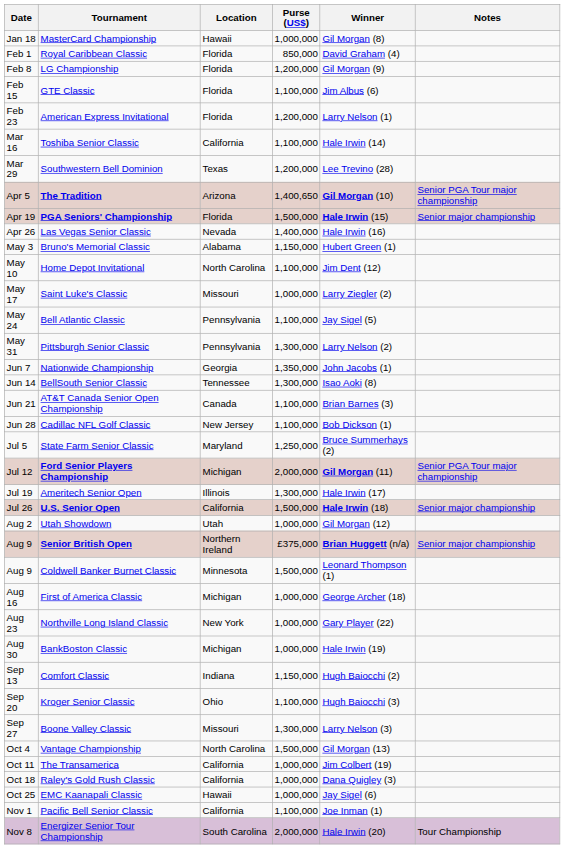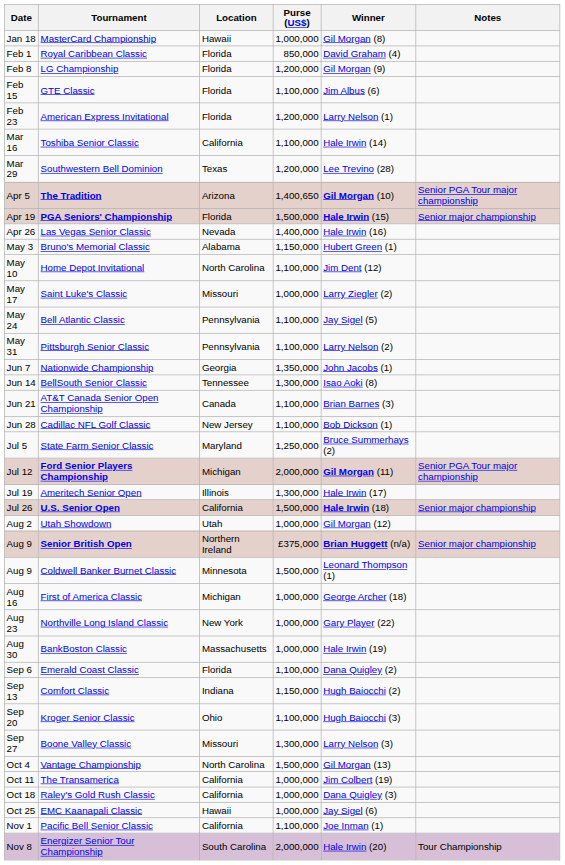(296, 347) 1,300,000 -> (297, 347) 1,100,000
(222, 649) Michigan -> (234, 649) Massachusetts
+ row: (90, 670)
